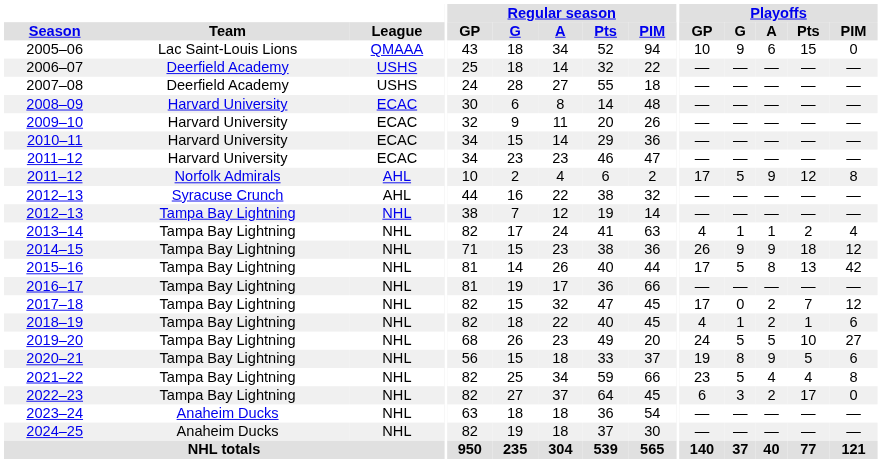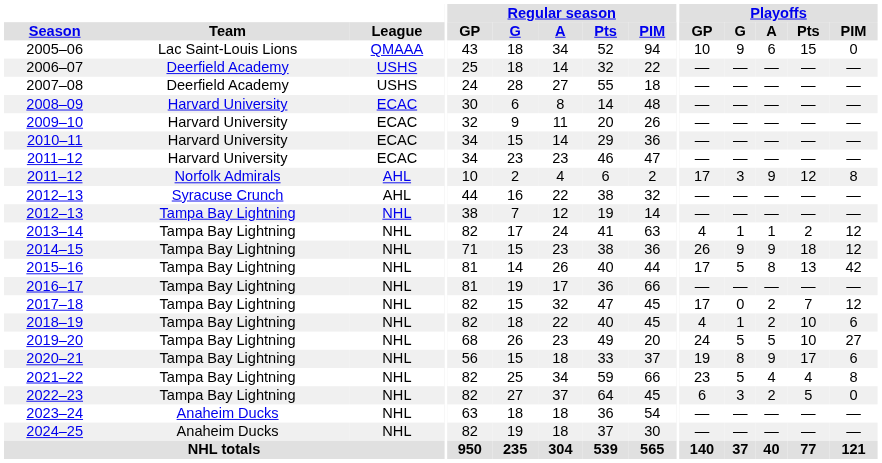(740, 176) 5 -> (740, 176) 3
(854, 231) 4 -> (854, 231) 12
(808, 322) 1 -> (808, 322) 10
(808, 358) 5 -> (808, 358) 17
(808, 395) 17 -> (808, 395) 5
